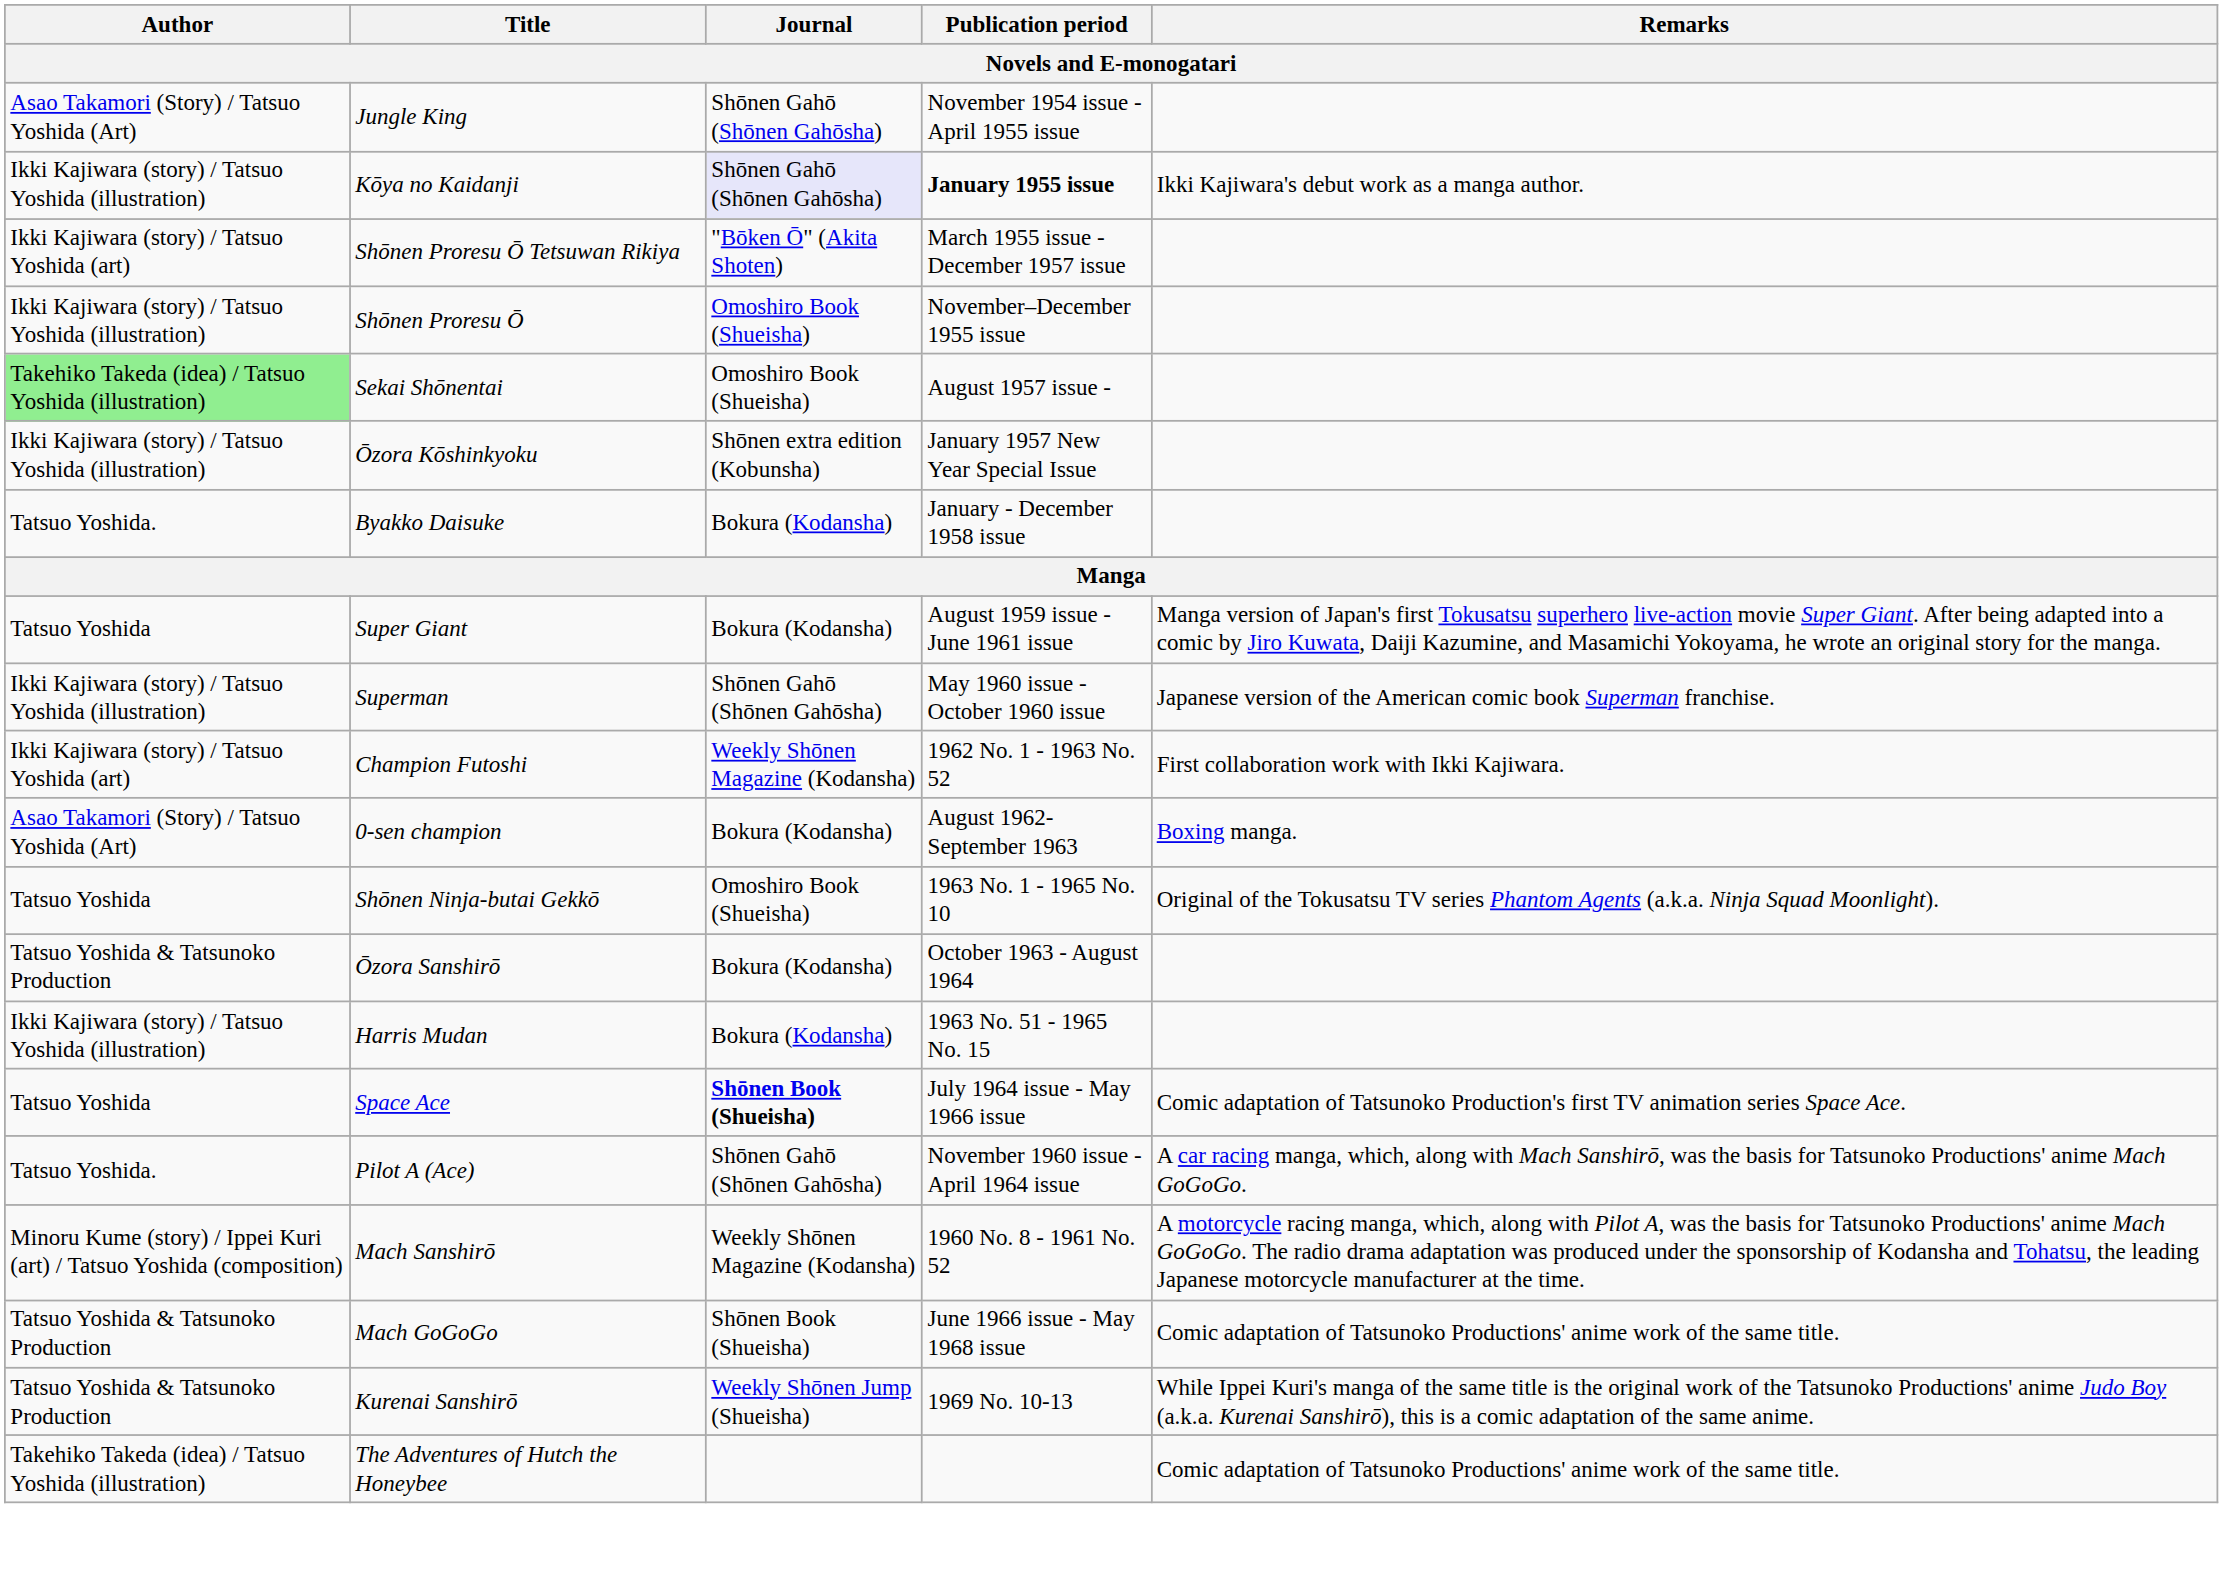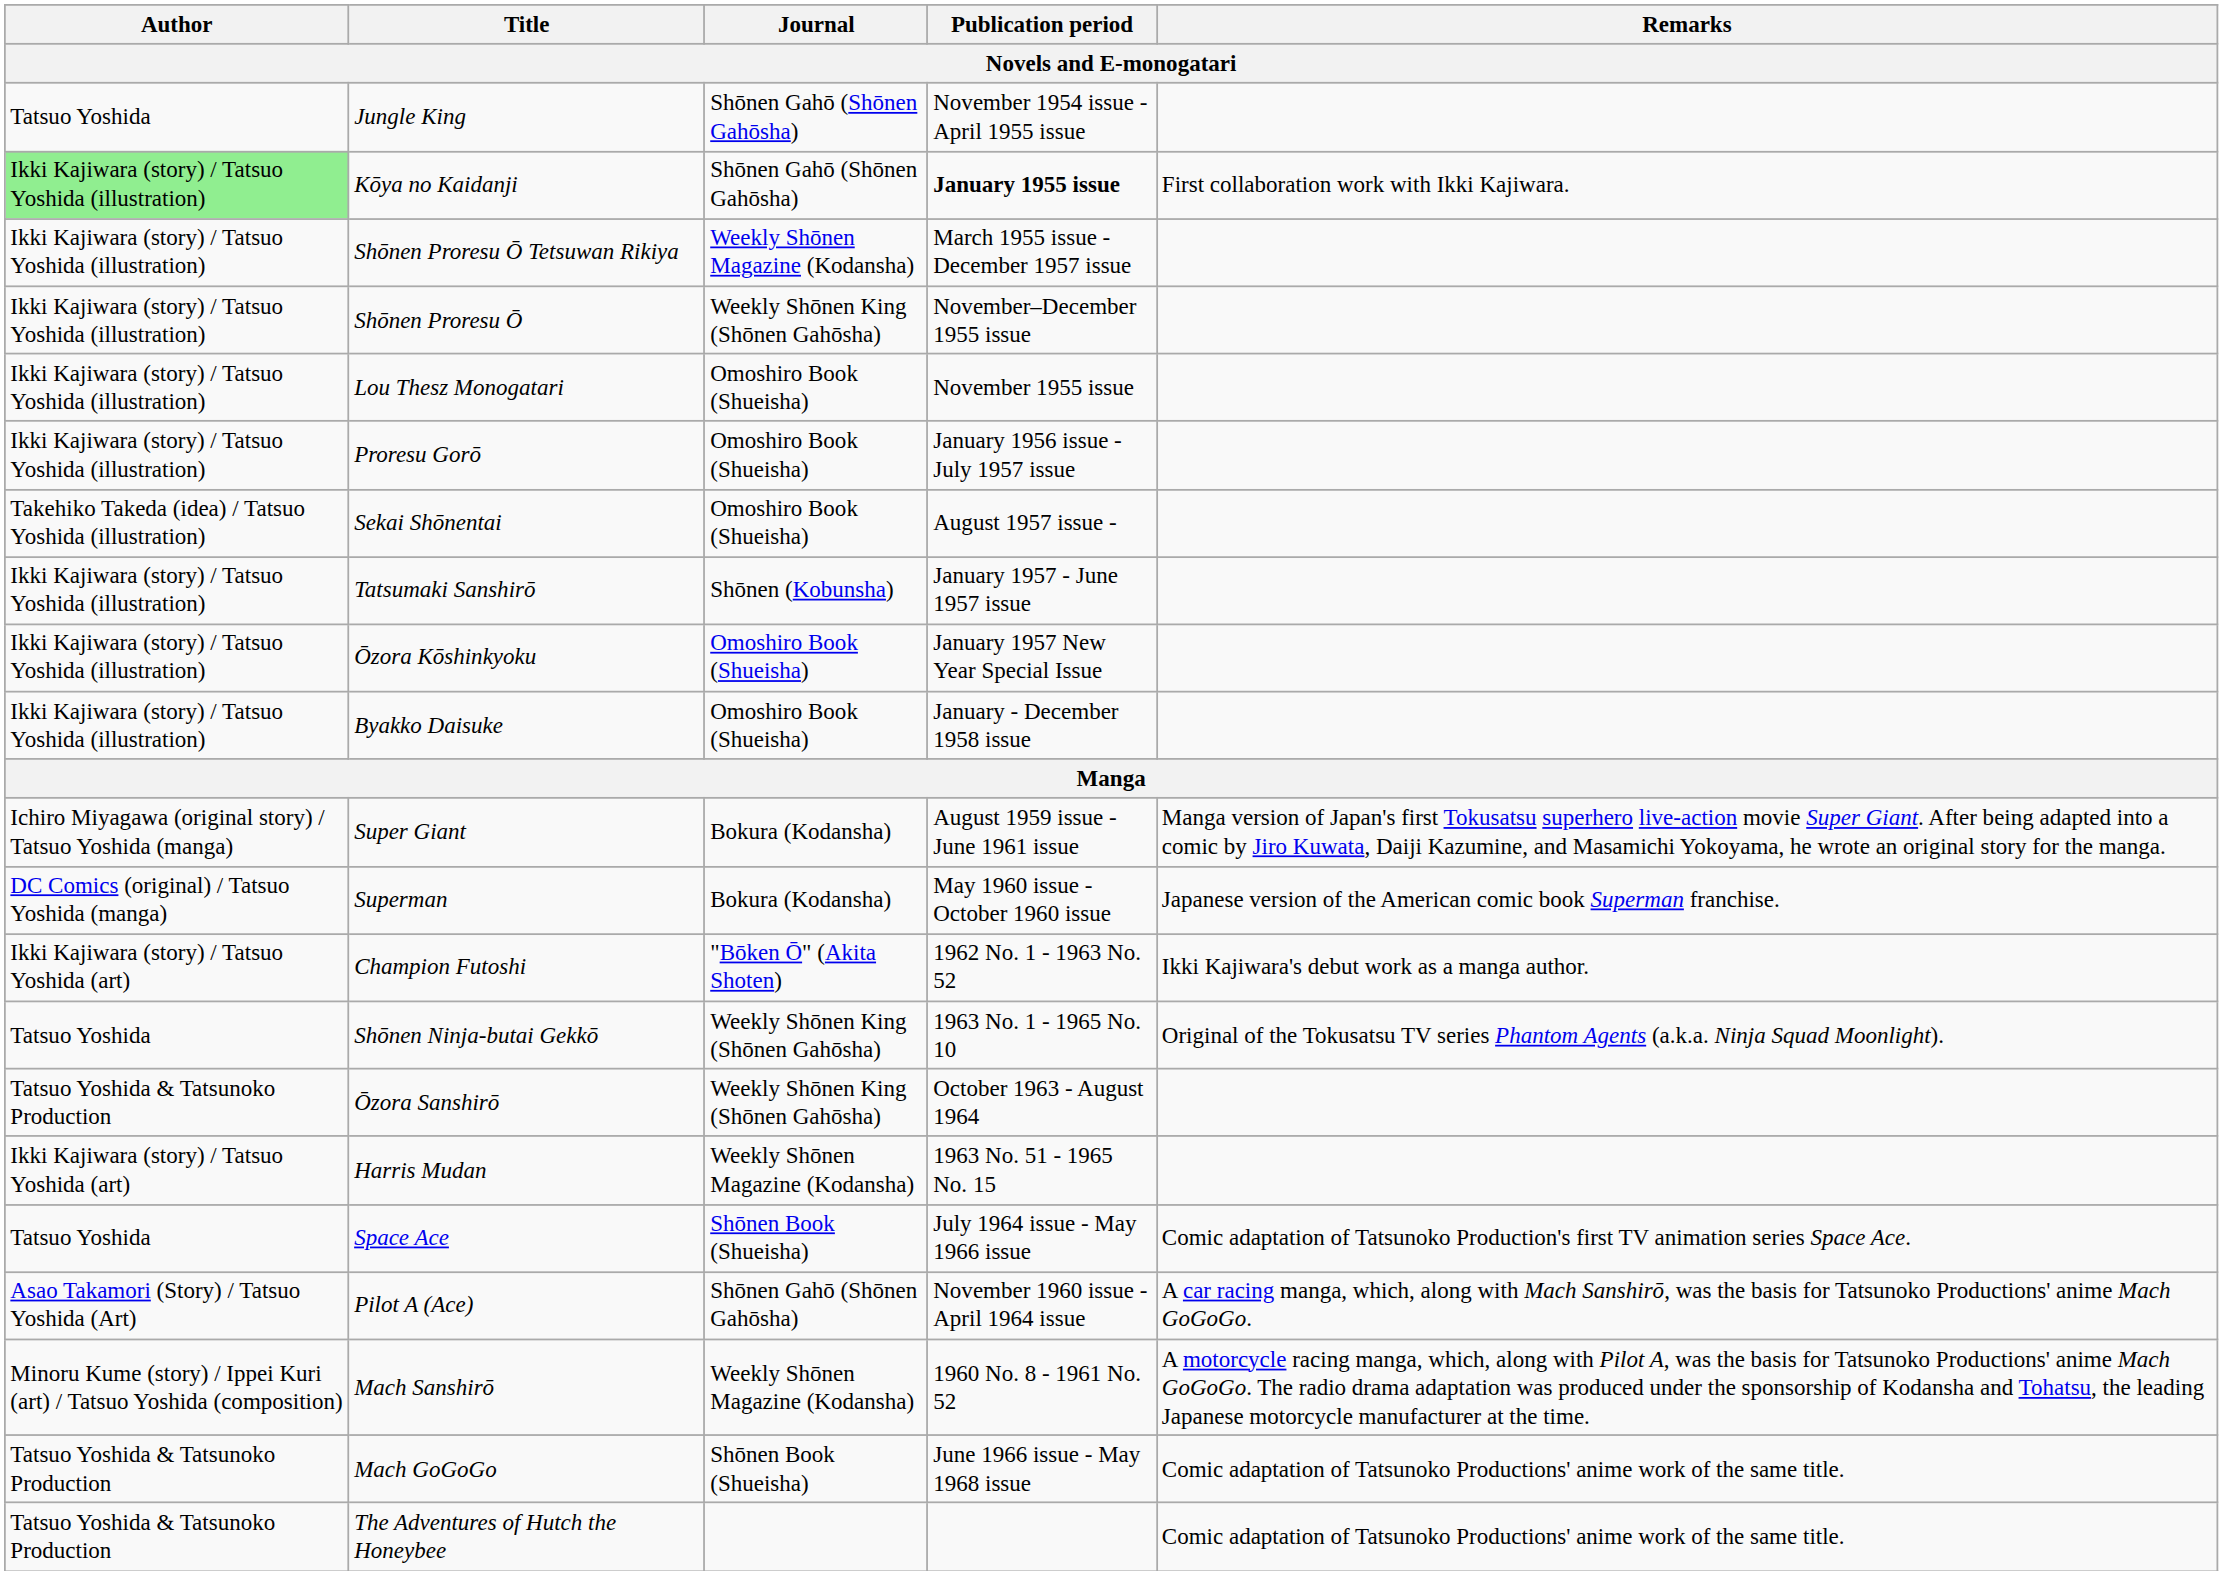(155, 116) Asao Takamori (Story) / Tatsuo Yoshida (Art) -> (81, 116) Tatsuo Yoshida
(147, 184) no background -> (147, 184) lightgreen background
(797, 184) lavender background -> (814, 184) no background
(1370, 184) Ikki Kajiwara's debut work as a manga author. -> (1366, 184) First collaboration work with Ikki Kajiwara.
(147, 252) Ikki Kajiwara (story) / Tatsuo Yoshida (art) -> (147, 252) Ikki Kajiwara (story) / Tatsuo Yoshida (illustration)
(794, 252) "Bōken Ō" (Akita Shoten) -> (812, 252) Weekly Shōnen Magazine (Kodansha)
(785, 319) Omoshiro Book (Shueisha) -> (808, 319) Weekly Shōnen King (Shōnen Gahōsha)
+ row: (459, 387)
+ row: (418, 454)
(158, 387) lightgreen background -> (158, 522) no background
+ row: (445, 589)
(807, 454) Shōnen extra edition (Kobunsha) -> (784, 657) Omoshiro Book (Shueisha)
(83, 522) Tatsuo Yoshida. -> (147, 725) Ikki Kajiwara (story) / Tatsuo Yoshida (illustration)
(802, 522) Bokura (Kodansha) -> (784, 725) Omoshiro Book (Shueisha)
(81, 629) Tatsuo Yoshida -> (168, 832) Ichiro Miyagawa (original story) / Tatsuo Yoshida (manga)
(147, 696) Ikki Kajiwara (story) / Tatsuo Yoshida (illustration) -> (150, 899) DC Comics (original) / Tatsuo Yoshida (manga)
(797, 696) Shōnen Gahō (Shōnen Gahōsha) -> (801, 899) Bokura (Kodansha)
(813, 764) Weekly Shōnen Magazine (Kodansha) -> (793, 967) "Bōken Ō" (Akita Shoten)
(1361, 764) First collaboration work with Ikki Kajiwara. -> (1375, 967) Ikki Kajiwara's debut work as a manga author.
- row: (428, 832)
(785, 899) Omoshiro Book (Shueisha) -> (808, 1034) Weekly Shōnen King (Shōnen Gahōsha)
(802, 967) Bokura (Kodansha) -> (808, 1102) Weekly Shōnen King (Shōnen Gahōsha)
(147, 1034) Ikki Kajiwara (story) / Tatsuo Yoshida (illustration) -> (147, 1169) Ikki Kajiwara (story) / Tatsuo Yoshida (art)
(802, 1034) Bokura (Kodansha) -> (812, 1169) Weekly Shōnen Magazine (Kodansha)
(776, 1102) bold -> (773, 1237) normal
(83, 1169) Tatsuo Yoshida. -> (155, 1305) Asao Takamori (Story) / Tatsuo Yoshida (Art)
- row: (436, 1401)
(158, 1468) Takehiko Takeda (idea) / Tatsuo Yoshida (illustration) -> (143, 1536) Tatsuo Yoshida & Tatsunoko Production
